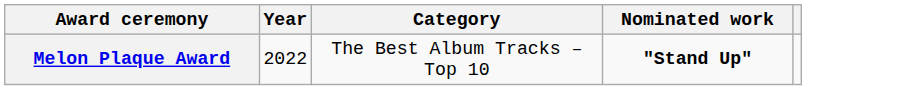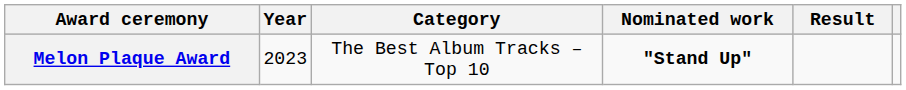+ column: (843, 20)
(285, 60) 2022 -> (285, 60) 2023
